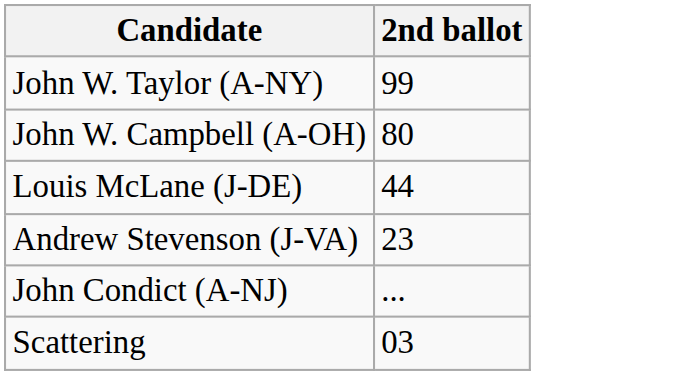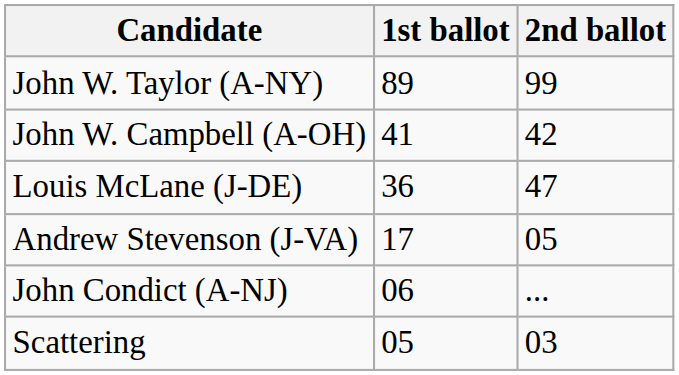+ column: (445, 30)
(398, 134) 80 -> (541, 134) 42
(398, 186) 44 -> (541, 186) 47
(398, 238) 23 -> (541, 238) 05
